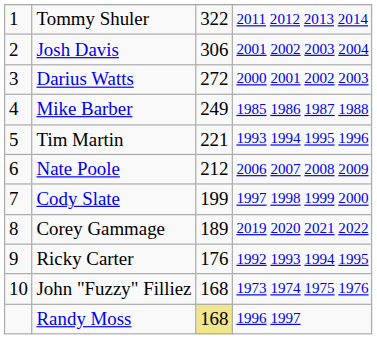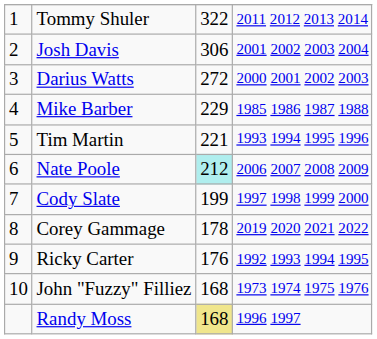(214, 109) 249 -> (214, 109) 229
(214, 169) no background -> (214, 169) paleturquoise background
(214, 229) 189 -> (214, 229) 178
